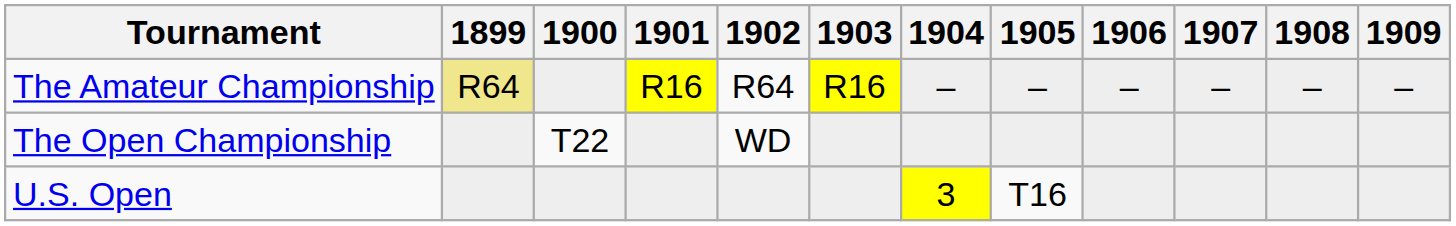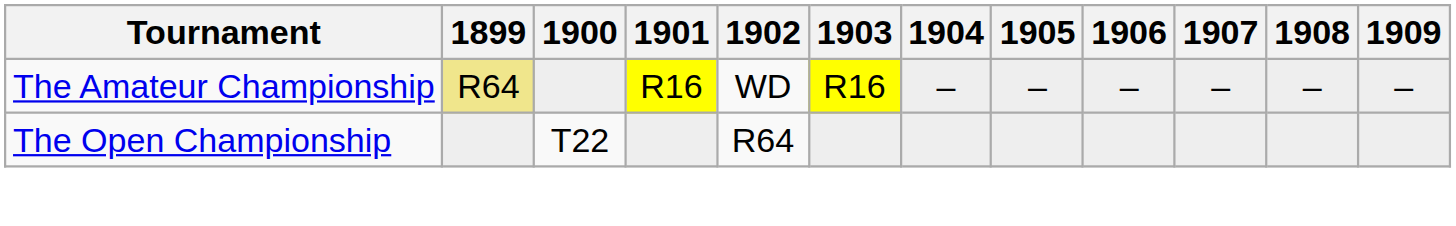(763, 86) R64 -> (763, 86) WD
(763, 140) WD -> (763, 140) R64
- row: (92, 194)
